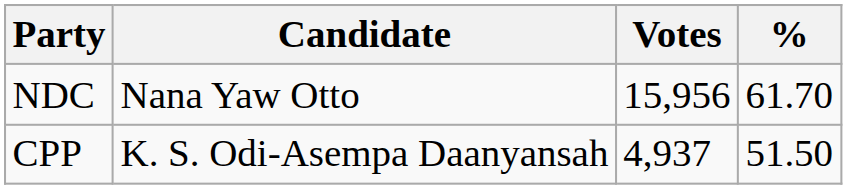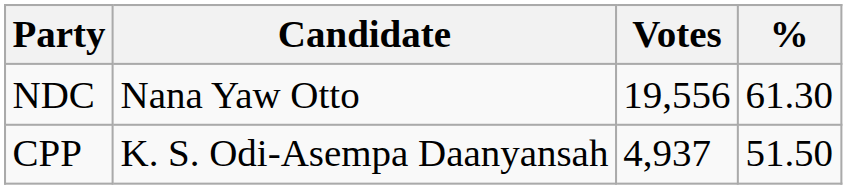(677, 93) 15,956 -> (677, 93) 19,556
(789, 93) 61.70 -> (789, 93) 61.30
